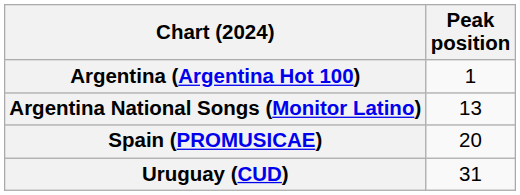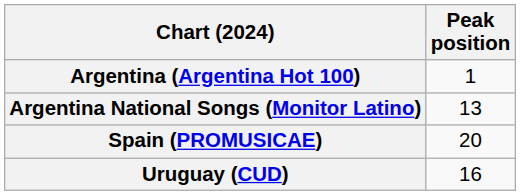(470, 173) 31 -> (470, 173) 16
